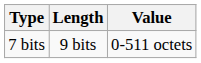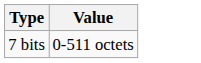- column: (78, 17)
